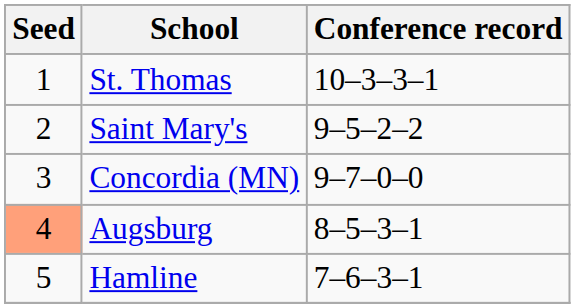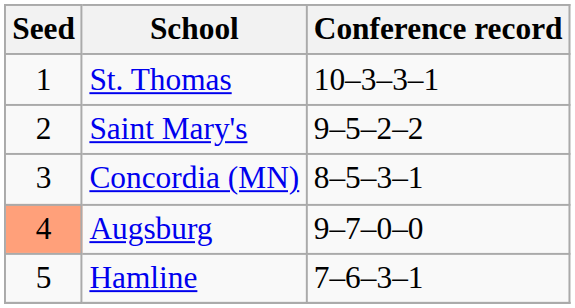(369, 178) 9–7–0–0 -> (369, 178) 8–5–3–1
(369, 228) 8–5–3–1 -> (369, 228) 9–7–0–0
